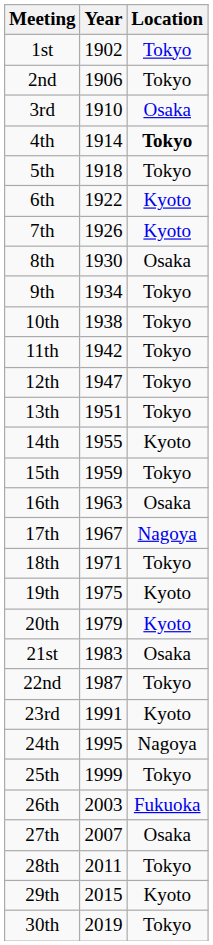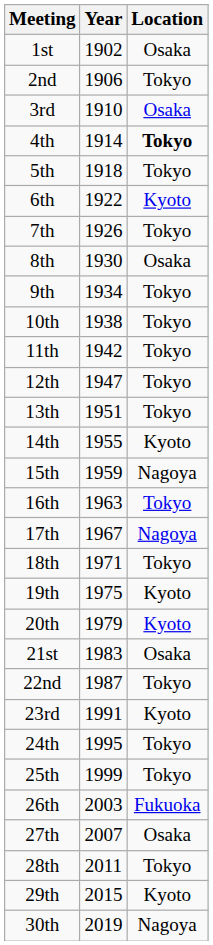(167, 49) Tokyo -> (167, 49) Osaka
(167, 230) Kyoto -> (167, 230) Tokyo
(167, 472) Tokyo -> (167, 472) Nagoya
(167, 502) Osaka -> (167, 502) Tokyo
(167, 744) Nagoya -> (167, 744) Tokyo
(167, 925) Tokyo -> (167, 925) Nagoya
